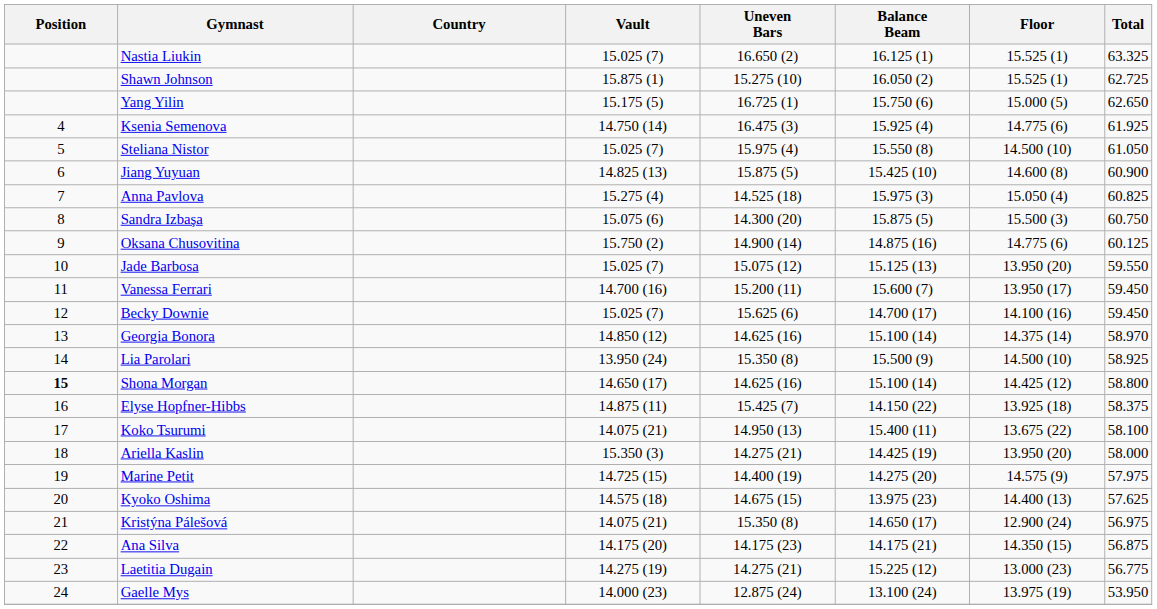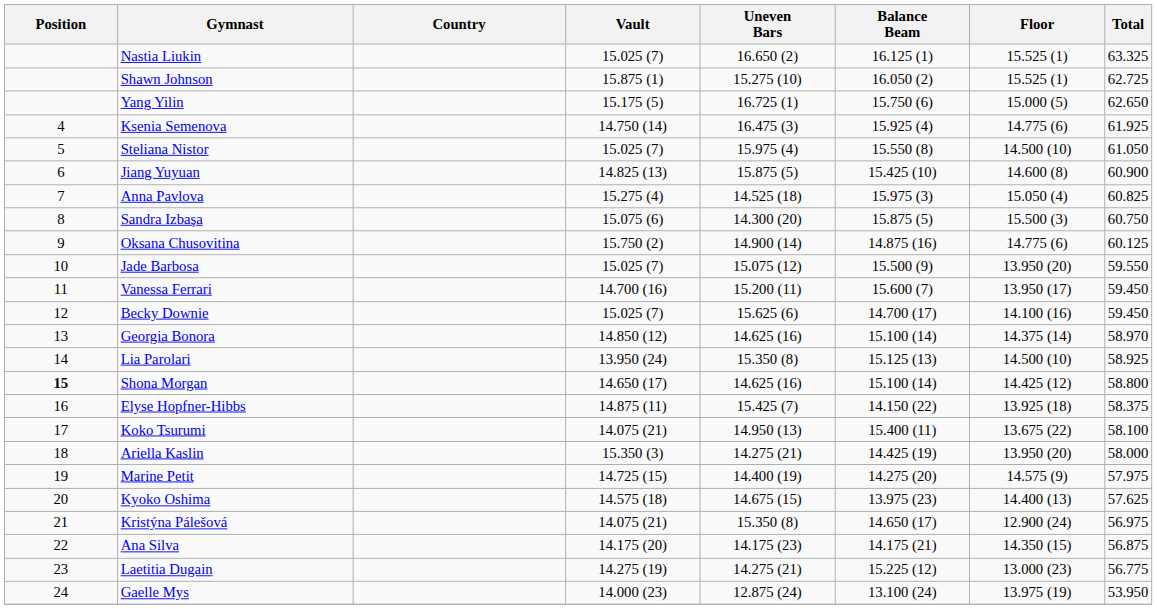(902, 266) 15.125 (13) -> (902, 266) 15.500 (9)
(902, 359) 15.500 (9) -> (902, 359) 15.125 (13)
